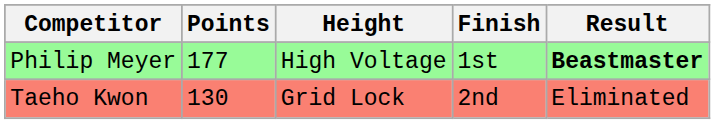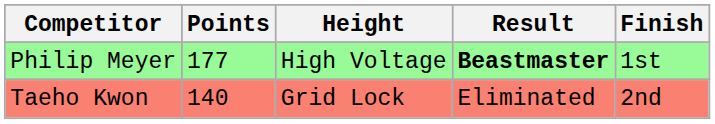columns swapped: (499, 24) <-> (627, 24)
(208, 99) 130 -> (208, 99) 140
